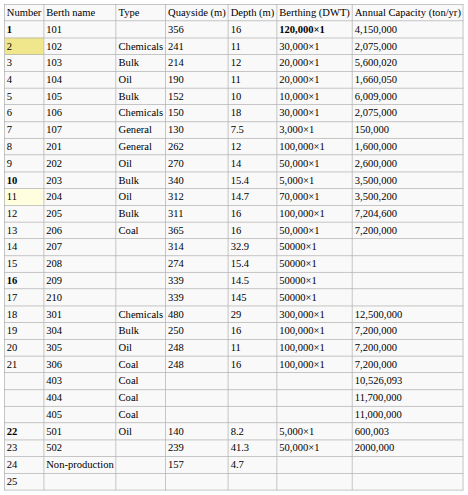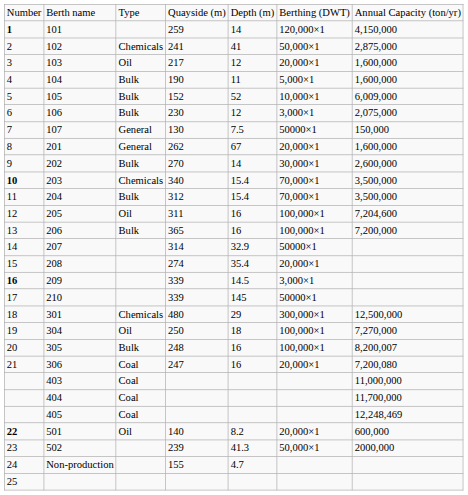(176, 29) 356 -> (176, 29) 259
(236, 29) 16 -> (236, 29) 14
(302, 29) bold -> (302, 29) normal
(9, 46) khaki background -> (9, 46) no background
(236, 46) 11 -> (236, 46) 41
(299, 46) 30,000×1 -> (299, 46) 50,000×1
(376, 46) 2,075,000 -> (376, 46) 2,875,000
(129, 63) Bulk -> (125, 63) Oil
(176, 63) 214 -> (176, 63) 217
(376, 63) 5,600,020 -> (376, 63) 1,600,000
(125, 79) Oil -> (129, 79) Bulk
(299, 79) 20,000×1 -> (297, 79) 5,000×1
(376, 79) 1,660,050 -> (376, 79) 1,600,000
(236, 96) 10 -> (236, 96) 52
(141, 113) Chemicals -> (129, 113) Bulk
(176, 113) 150 -> (176, 113) 230
(236, 113) 18 -> (236, 113) 12
(299, 113) 30,000×1 -> (297, 113) 3,000×1
(297, 130) 3,000×1 -> (298, 130) 50000×1
(236, 146) 12 -> (236, 146) 67
(302, 146) 100,000×1 -> (299, 146) 20,000×1
(125, 163) Oil -> (129, 163) Bulk
(299, 163) 50,000×1 -> (299, 163) 30,000×1
(129, 180) Bulk -> (141, 180) Chemicals
(297, 180) 5,000×1 -> (299, 180) 70,000×1
(12, 197) lightyellow background -> (12, 197) no background
(125, 197) Oil -> (129, 197) Bulk
(240, 197) 14.7 -> (240, 197) 15.4
(376, 197) 3,500,200 -> (376, 197) 3,500,000
(129, 213) Bulk -> (125, 213) Oil
(129, 230) Coal -> (129, 230) Bulk
(299, 230) 50,000×1 -> (302, 230) 100,000×1
(240, 264) 15.4 -> (240, 264) 35.4
(298, 264) 50000×1 -> (299, 264) 20,000×1
(298, 280) 50000×1 -> (297, 280) 3,000×1
(129, 331) Bulk -> (125, 331) Oil
(236, 331) 16 -> (236, 331) 18
(376, 331) 7,200,000 -> (376, 331) 7,270,000
(125, 347) Oil -> (129, 347) Bulk
(236, 347) 11 -> (236, 347) 16
(376, 347) 7,200,000 -> (376, 347) 8,200,007
(176, 364) 248 -> (176, 364) 247
(302, 364) 100,000×1 -> (299, 364) 20,000×1
(376, 364) 7,200,000 -> (376, 364) 7,200,080
(379, 381) 10,526,093 -> (378, 381) 11,000,000
(378, 414) 11,000,000 -> (379, 414) 12,248,469
(297, 431) 5,000×1 -> (299, 431) 20,000×1
(372, 431) 600,003 -> (372, 431) 600,000
(176, 465) 157 -> (176, 465) 155
